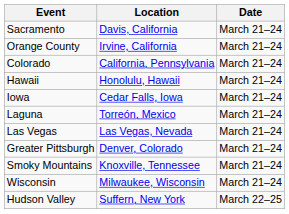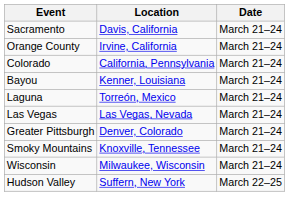- row: (23, 81)
- row: (18, 98)
+ row: (22, 81)
